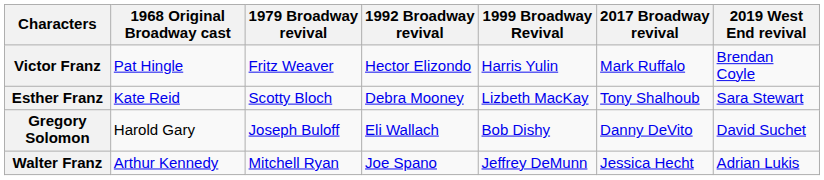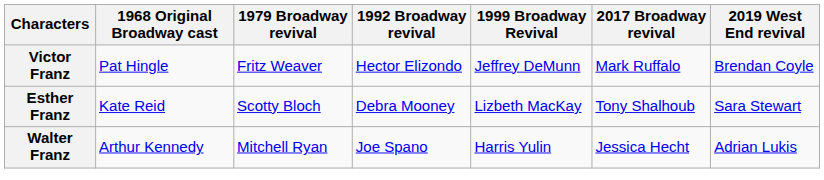(520, 65) Harris Yulin -> (527, 65) Jeffrey DeMunn
- row: (57, 130)
(534, 162) Jeffrey DeMunn -> (513, 147) Harris Yulin
